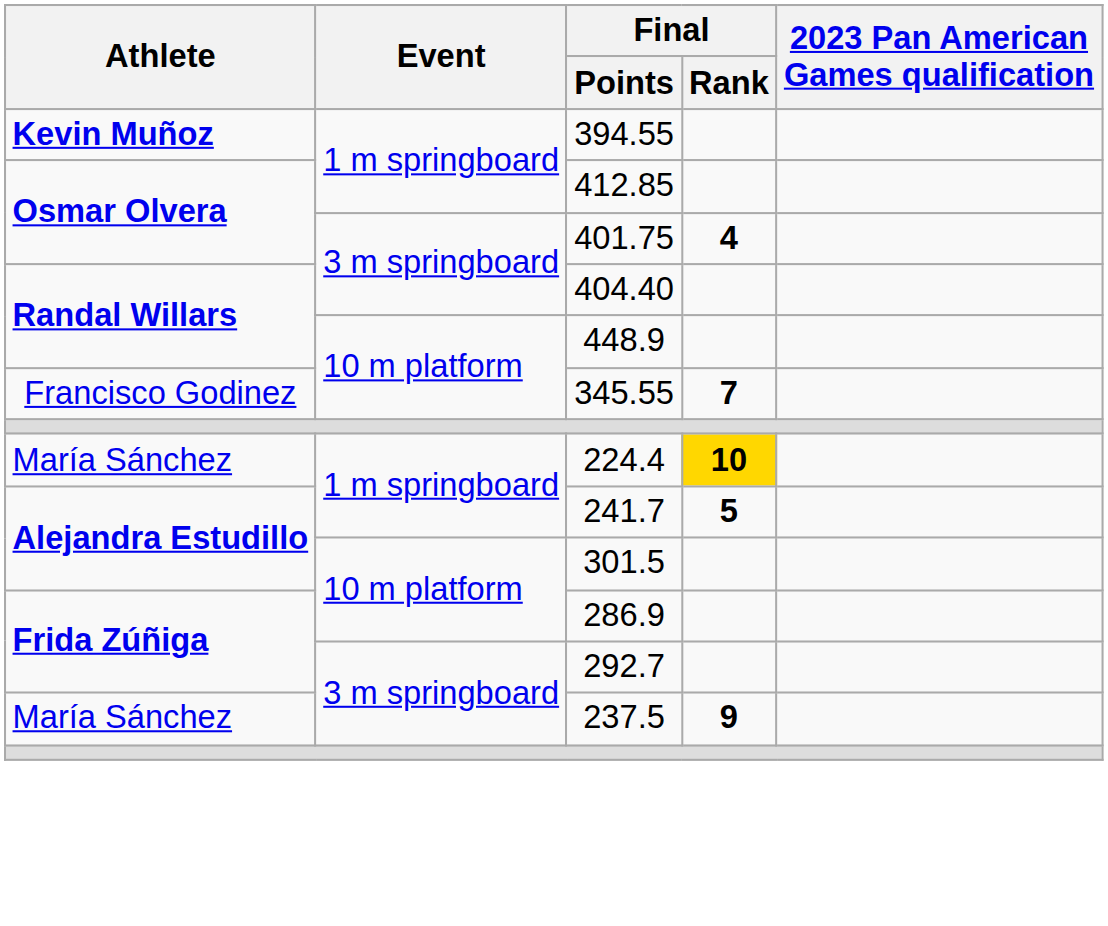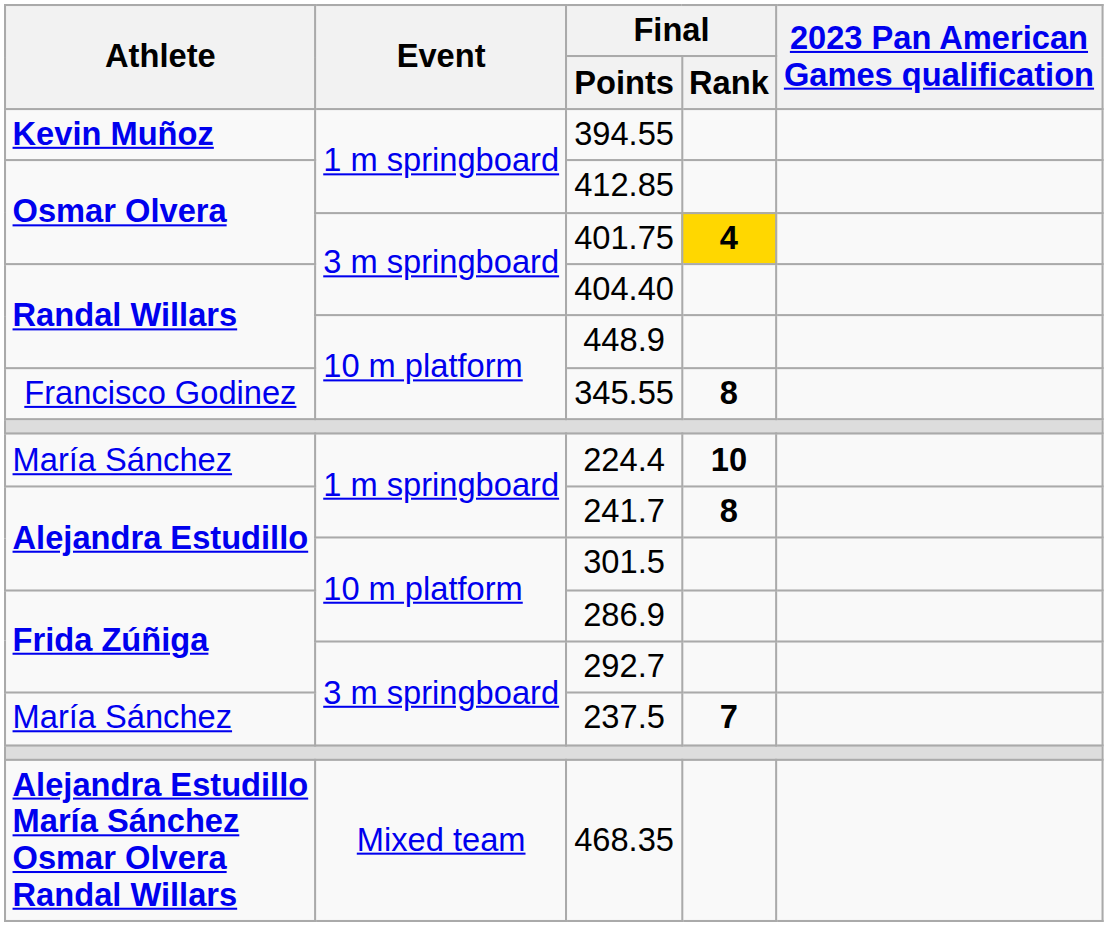(729, 237) no background -> (729, 237) gold background
(729, 392) 7 -> (729, 392) 8
(729, 459) gold background -> (729, 459) no background
(729, 511) 5 -> (729, 511) 8
(729, 718) 9 -> (729, 718) 7
+ row: (160, 840)
